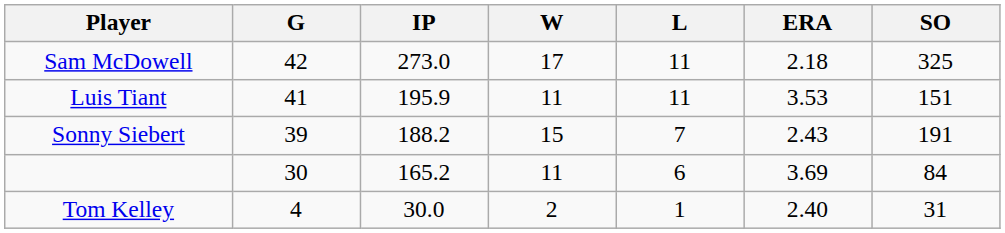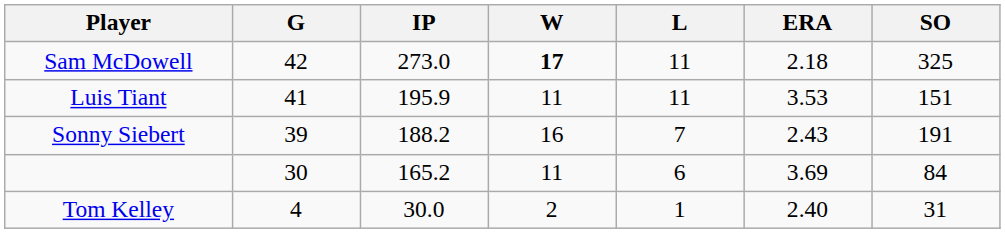(552, 60) normal -> (552, 60) bold
(552, 135) 15 -> (552, 135) 16
